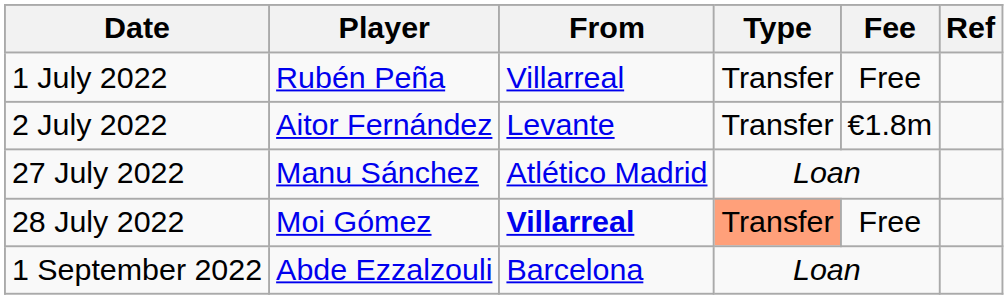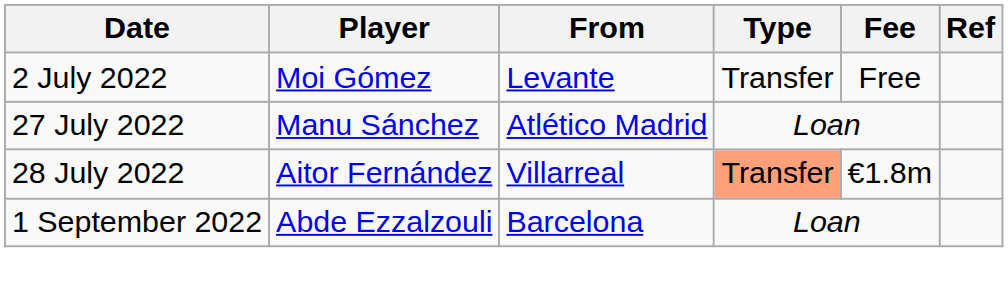- row: (90, 76)
(384, 125) Aitor Fernández -> (354, 76) Moi Gómez
(890, 125) €1.8m -> (890, 76) Free
(354, 221) Moi Gómez -> (384, 173) Aitor Fernández
(570, 221) bold -> (565, 173) normal
(890, 221) Free -> (890, 173) €1.8m
